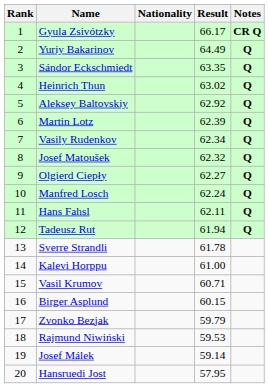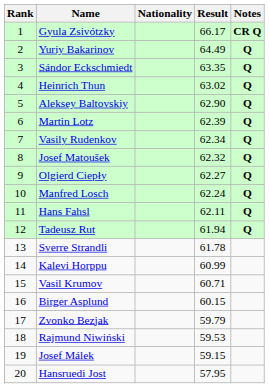(213, 103) 62.92 -> (213, 103) 62.90
(213, 265) 61.00 -> (213, 265) 60.99
(213, 355) 59.14 -> (213, 355) 59.15
